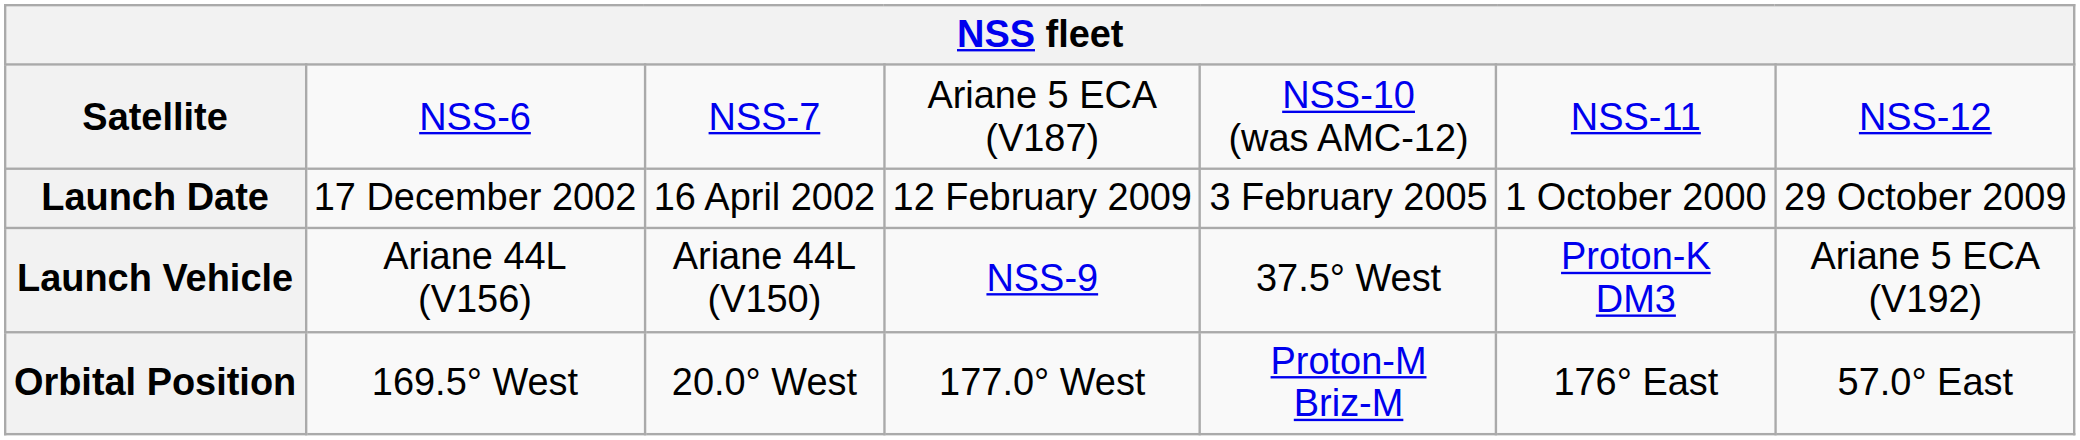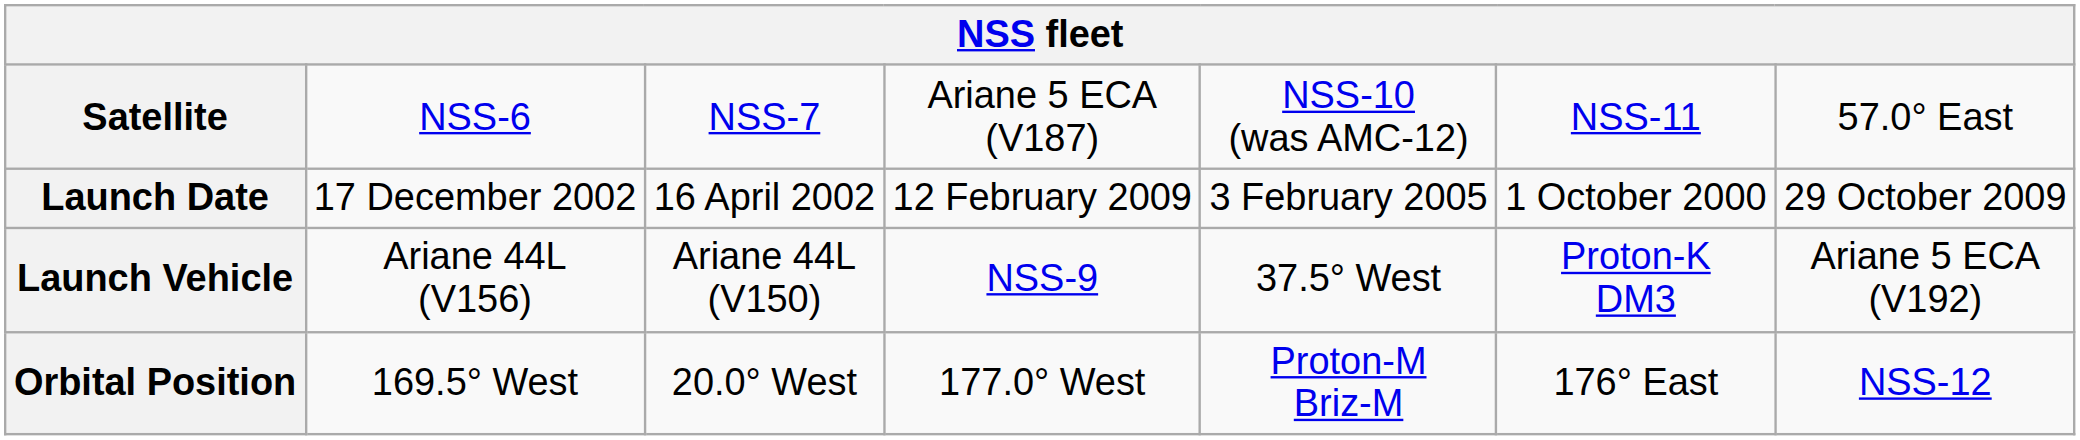(1925, 116) NSS-12 -> (1925, 116) 57.0° East
(1925, 381) 57.0° East -> (1925, 381) NSS-12
